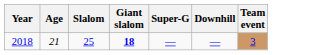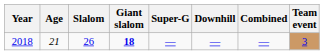+ column: (264, 18)
(89, 41) 25 -> (89, 41) 26
